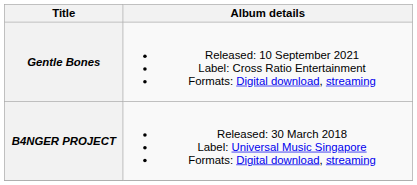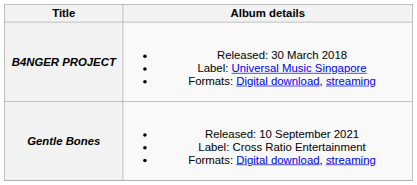rows swapped: (64, 141) <-> (64, 62)
